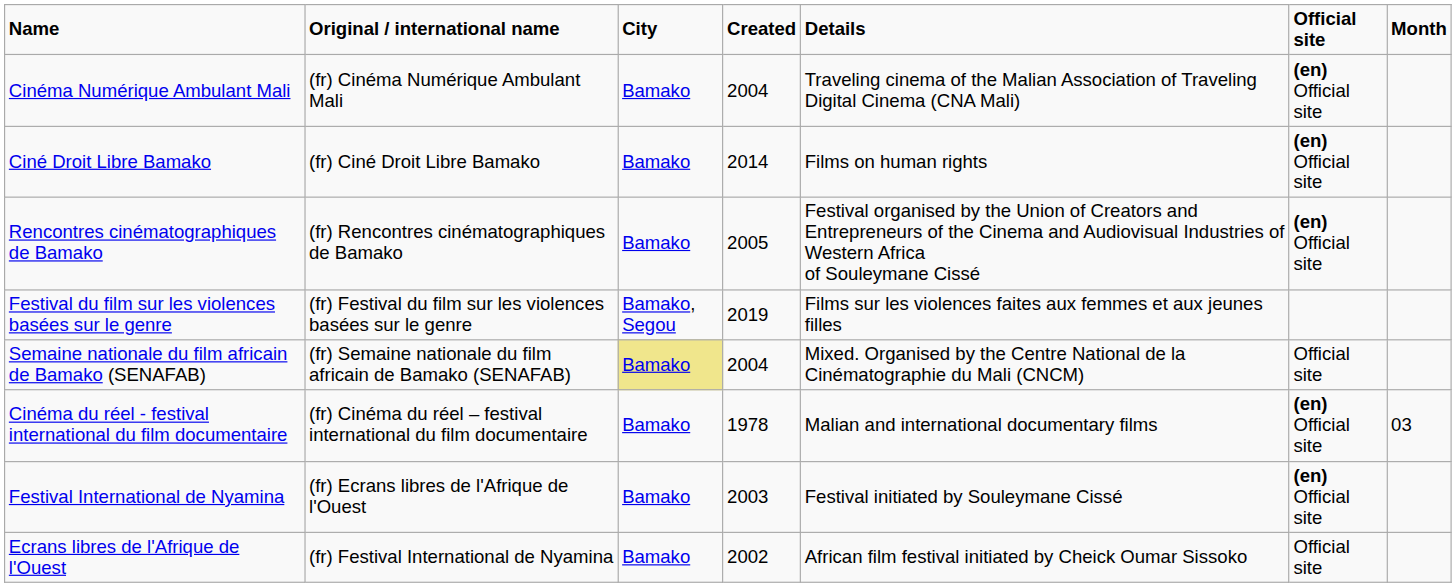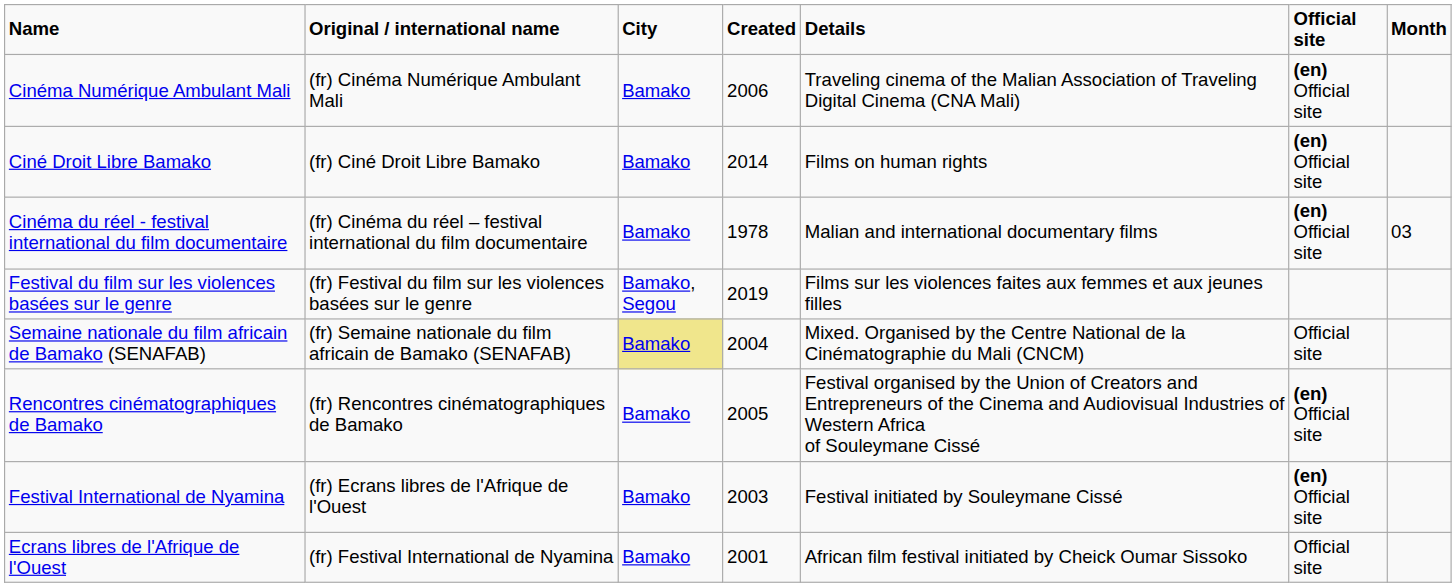(748, 90) 2004 -> (748, 90) 2006
rows swapped: (148, 425) <-> (142, 243)
(748, 557) 2002 -> (748, 557) 2001
